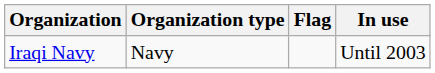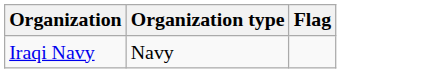- column: (383, 20)
